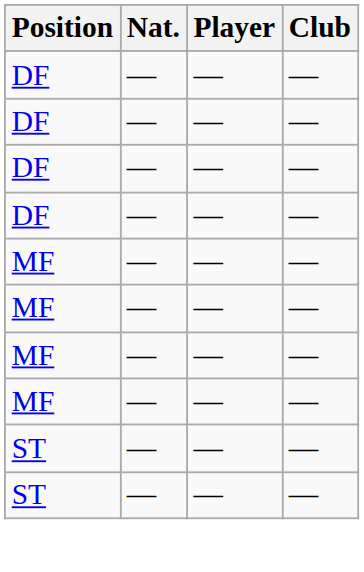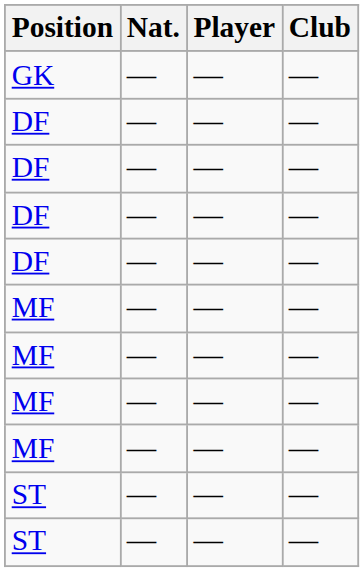+ row: (33, 74)
